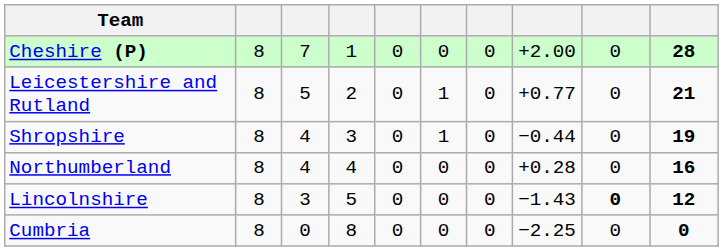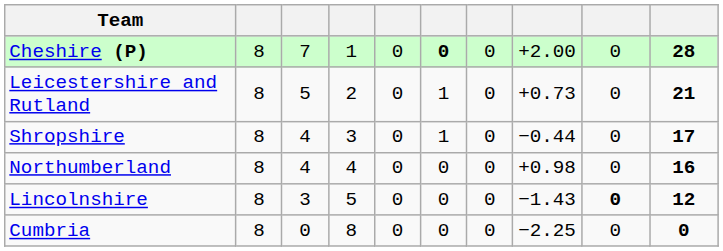(444, 52) normal -> (444, 52) bold
(547, 94) +0.77 -> (547, 94) +0.73
(684, 137) 19 -> (684, 137) 17
(547, 168) +0.28 -> (547, 168) +0.98
